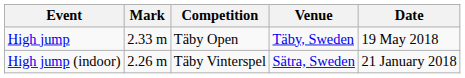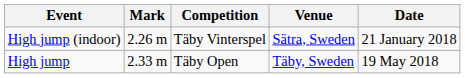rows swapped: (39, 38) <-> (64, 61)
